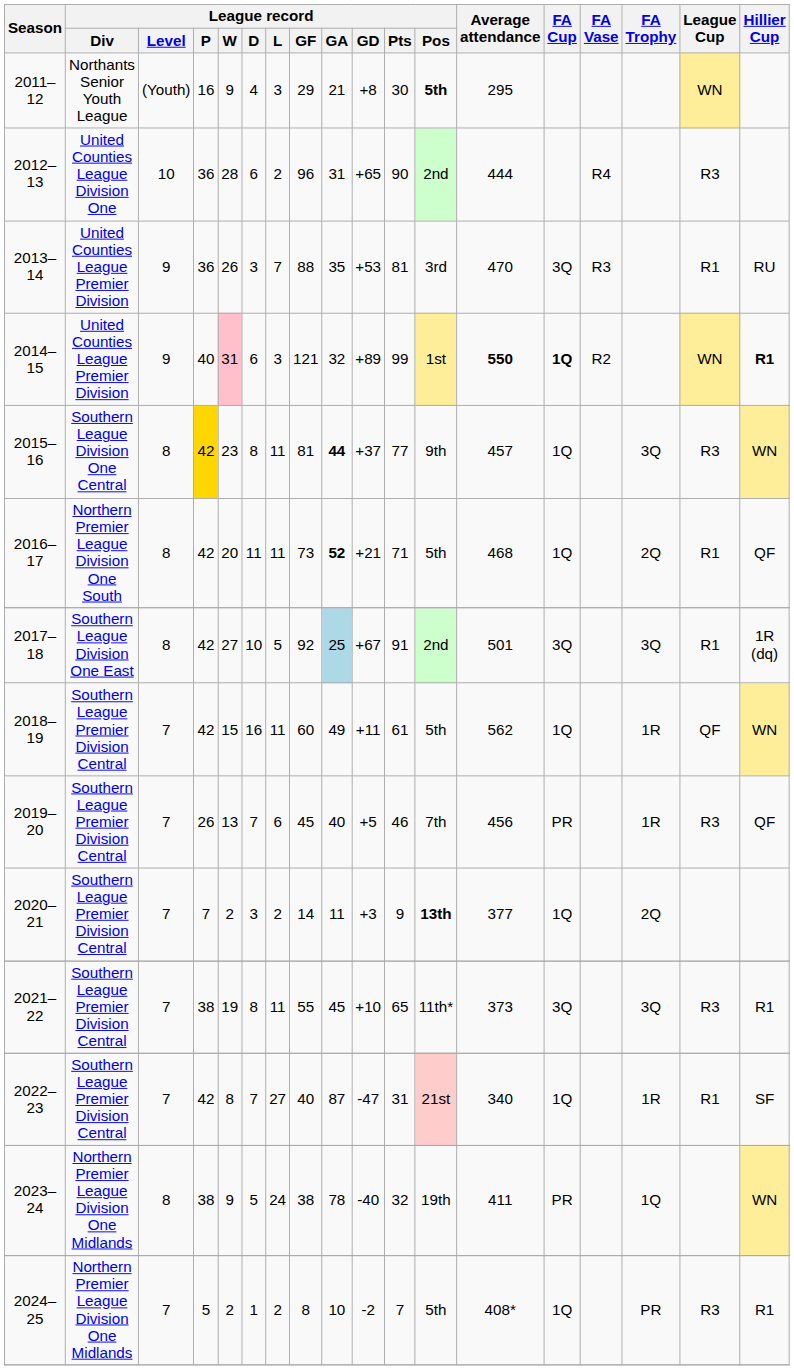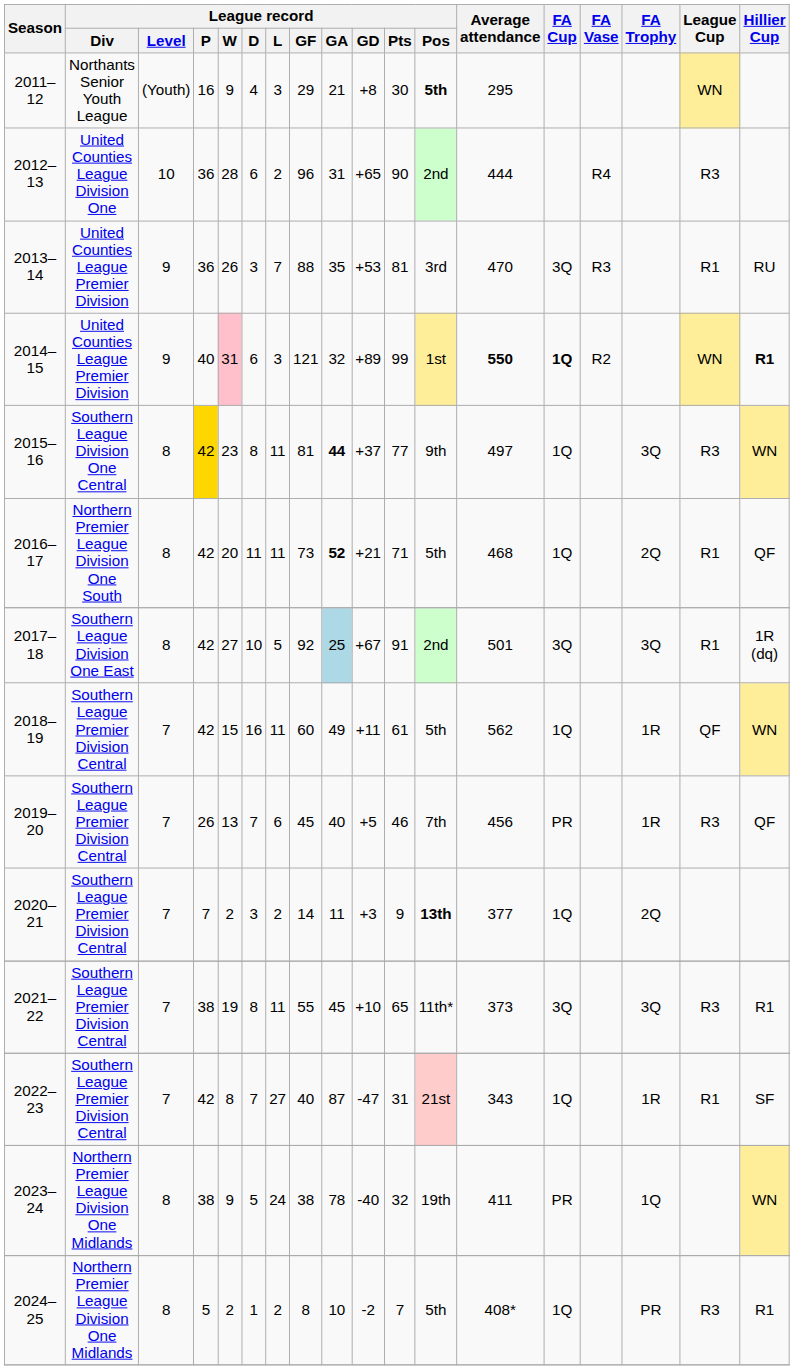(500, 451) 457 -> (500, 451) 497
(500, 1099) 340 -> (500, 1099) 343
(166, 1310) 7 -> (166, 1310) 8
